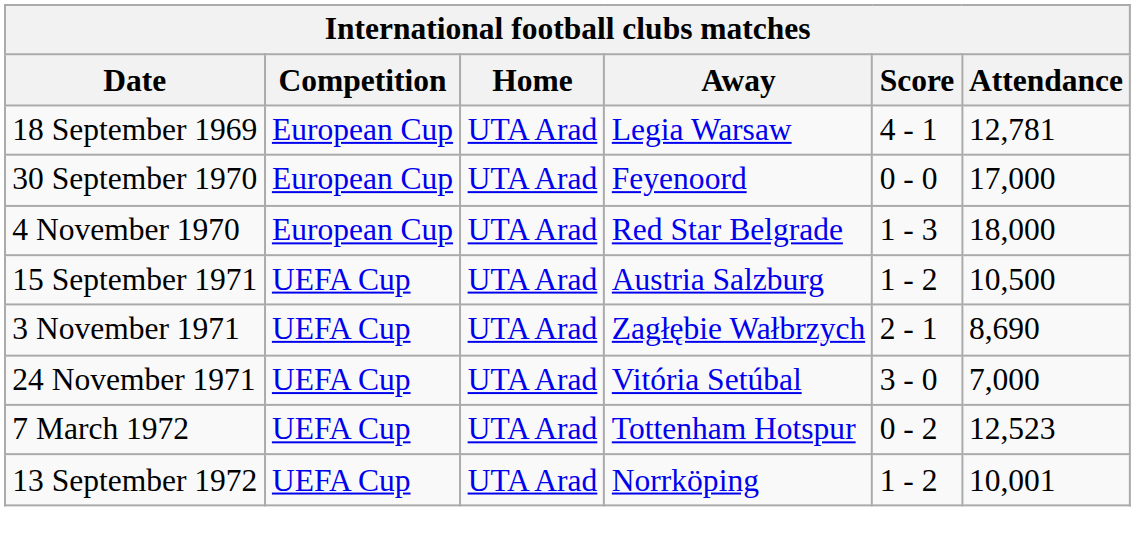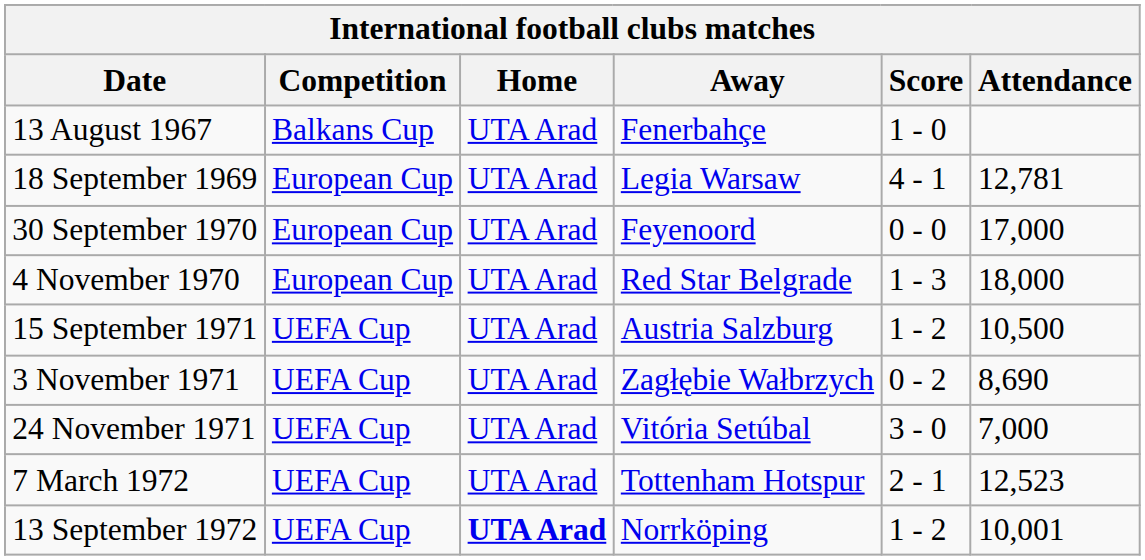+ row: (112, 129)
(909, 329) 2 - 1 -> (918, 379) 0 - 2
(909, 429) 0 - 2 -> (918, 479) 2 - 1
(532, 479) normal -> (537, 529) bold
